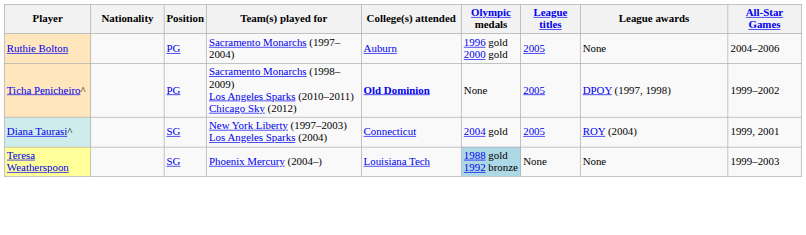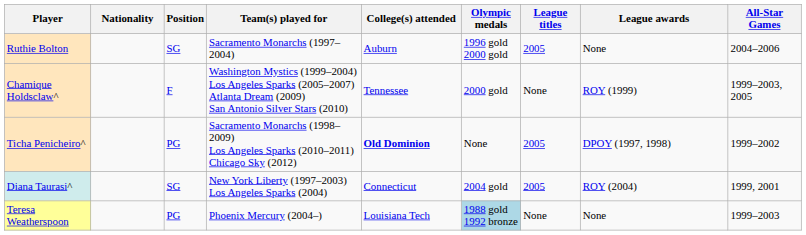(173, 48) PG -> (173, 48) SG
+ row: (33, 90)
(173, 161) SG -> (173, 215) PG
